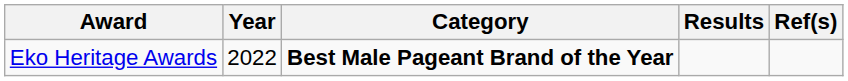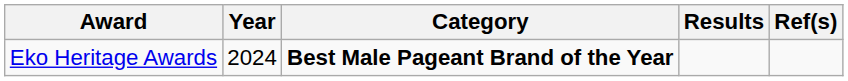(252, 57) 2022 -> (252, 57) 2024
